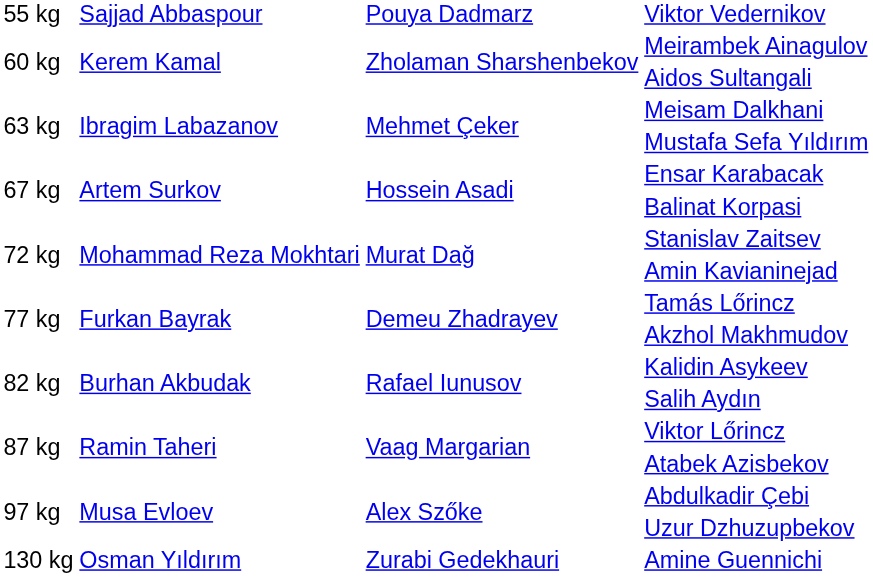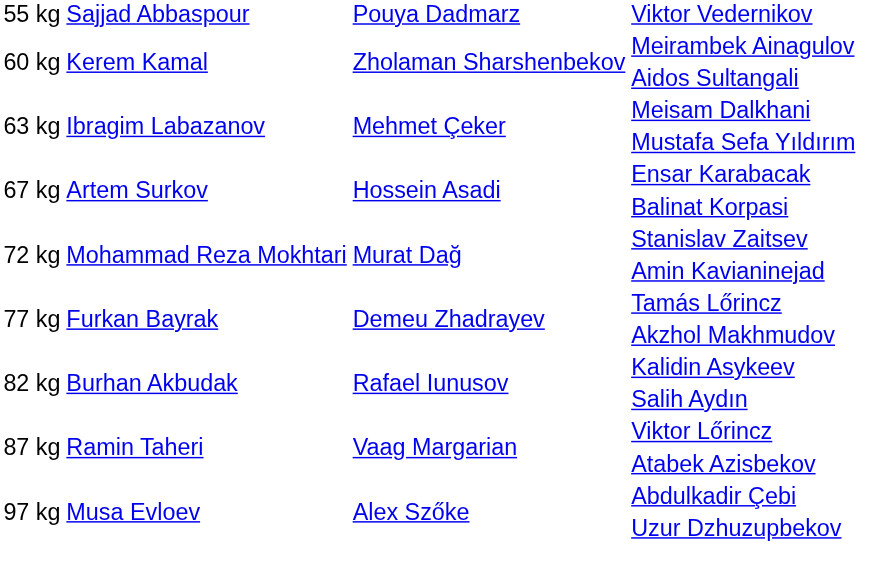- row: (733, 560)
